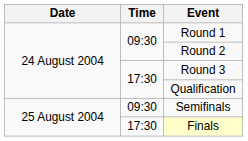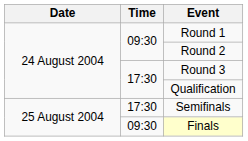(142, 107) 09:30 -> (142, 107) 17:30
(142, 126) 17:30 -> (142, 126) 09:30
